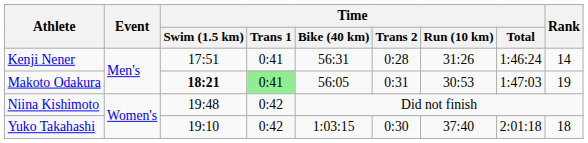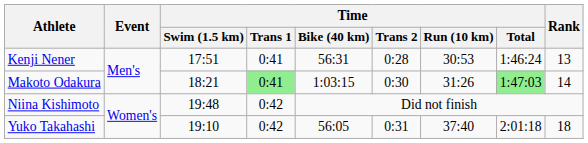(459, 60) 31:26 -> (459, 60) 30:53
(564, 60) 14 -> (564, 60) 13
(204, 82) bold -> (204, 82) normal
(334, 82) 56:05 -> (334, 82) 1:03:15
(396, 82) 0:31 -> (396, 82) 0:30
(459, 82) 30:53 -> (459, 82) 31:26
(521, 82) no background -> (521, 82) lightgreen background
(564, 82) 19 -> (564, 82) 14
(334, 127) 1:03:15 -> (334, 127) 56:05
(396, 127) 0:30 -> (396, 127) 0:31
